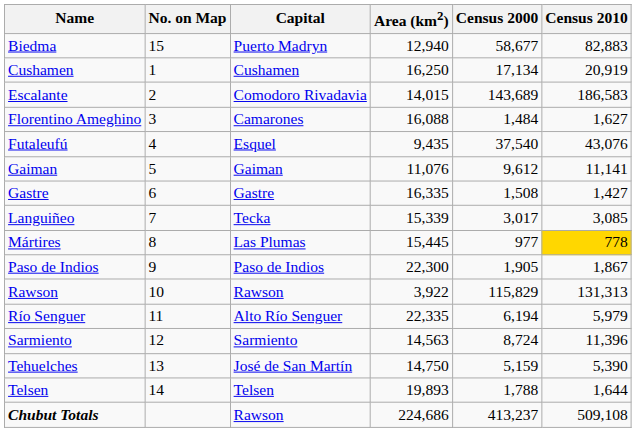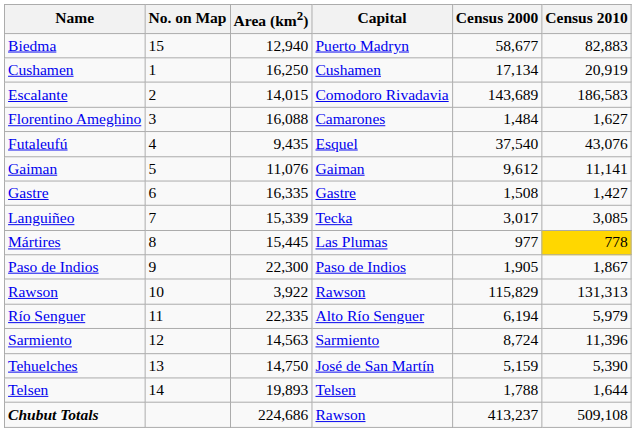columns swapped: (300, 18) <-> (411, 18)
